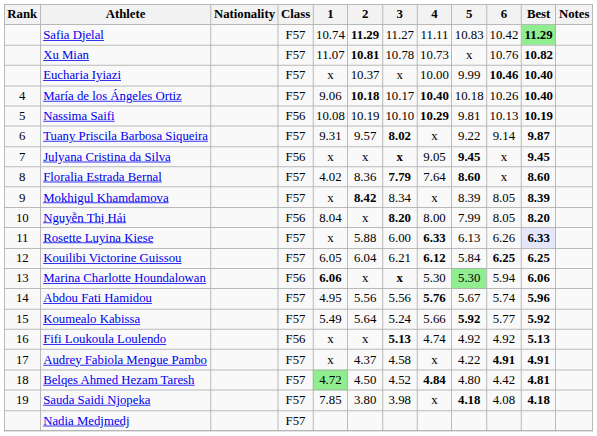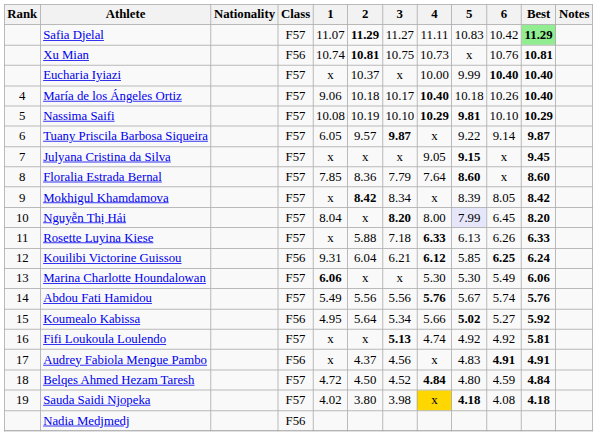(330, 34) 10.74 -> (330, 34) 11.07
(296, 55) F57 -> (296, 55) F56
(330, 55) 11.07 -> (330, 55) 10.74
(400, 55) 10.78 -> (400, 55) 10.75
(539, 55) 10.82 -> (539, 55) 10.81
(504, 75) 10.46 -> (504, 75) 10.40
(365, 95) bold -> (365, 95) normal
(296, 116) F56 -> (296, 116) F57
(469, 116) normal -> (469, 116) bold
(504, 116) 10.13 -> (504, 116) 10.10
(539, 116) 10.19 -> (539, 116) 10.29
(330, 136) 9.31 -> (330, 136) 6.05
(400, 136) 8.02 -> (400, 136) 9.87
(296, 156) F56 -> (296, 156) F57
(400, 156) bold -> (400, 156) normal
(469, 156) 9.45 -> (469, 156) 9.15
(330, 177) 4.02 -> (330, 177) 7.85
(400, 177) bold -> (400, 177) normal
(539, 197) 8.39 -> (539, 197) 8.42
(296, 217) F56 -> (296, 217) F57
(469, 217) no background -> (469, 217) lavender background
(504, 217) 8.05 -> (504, 217) 6.45
(400, 237) 6.00 -> (400, 237) 7.18
(539, 237) lavender background -> (539, 237) no background
(296, 258) F57 -> (296, 258) F56
(330, 258) 6.05 -> (330, 258) 9.31
(469, 258) 5.84 -> (469, 258) 5.85
(539, 258) 6.25 -> (539, 258) 6.24
(296, 278) F56 -> (296, 278) F57
(400, 278) bold -> (400, 278) normal
(469, 278) lightgreen background -> (469, 278) no background
(504, 278) 5.94 -> (504, 278) 5.49
(330, 298) 4.95 -> (330, 298) 5.49
(539, 298) 5.96 -> (539, 298) 5.76
(296, 319) F57 -> (296, 319) F56
(330, 319) 5.49 -> (330, 319) 4.95
(400, 319) 5.24 -> (400, 319) 5.34
(469, 319) 5.92 -> (469, 319) 5.02
(504, 319) 5.77 -> (504, 319) 5.27
(296, 339) F56 -> (296, 339) F57
(539, 339) 5.13 -> (539, 339) 5.81
(296, 359) F57 -> (296, 359) F56
(400, 359) 4.58 -> (400, 359) 4.56
(469, 359) 4.22 -> (469, 359) 4.83
(330, 380) lightgreen background -> (330, 380) no background
(504, 380) 4.42 -> (504, 380) 4.59
(539, 380) 4.81 -> (539, 380) 4.84
(330, 400) 7.85 -> (330, 400) 4.02
(435, 400) no background -> (435, 400) gold background
(296, 420) F57 -> (296, 420) F56
